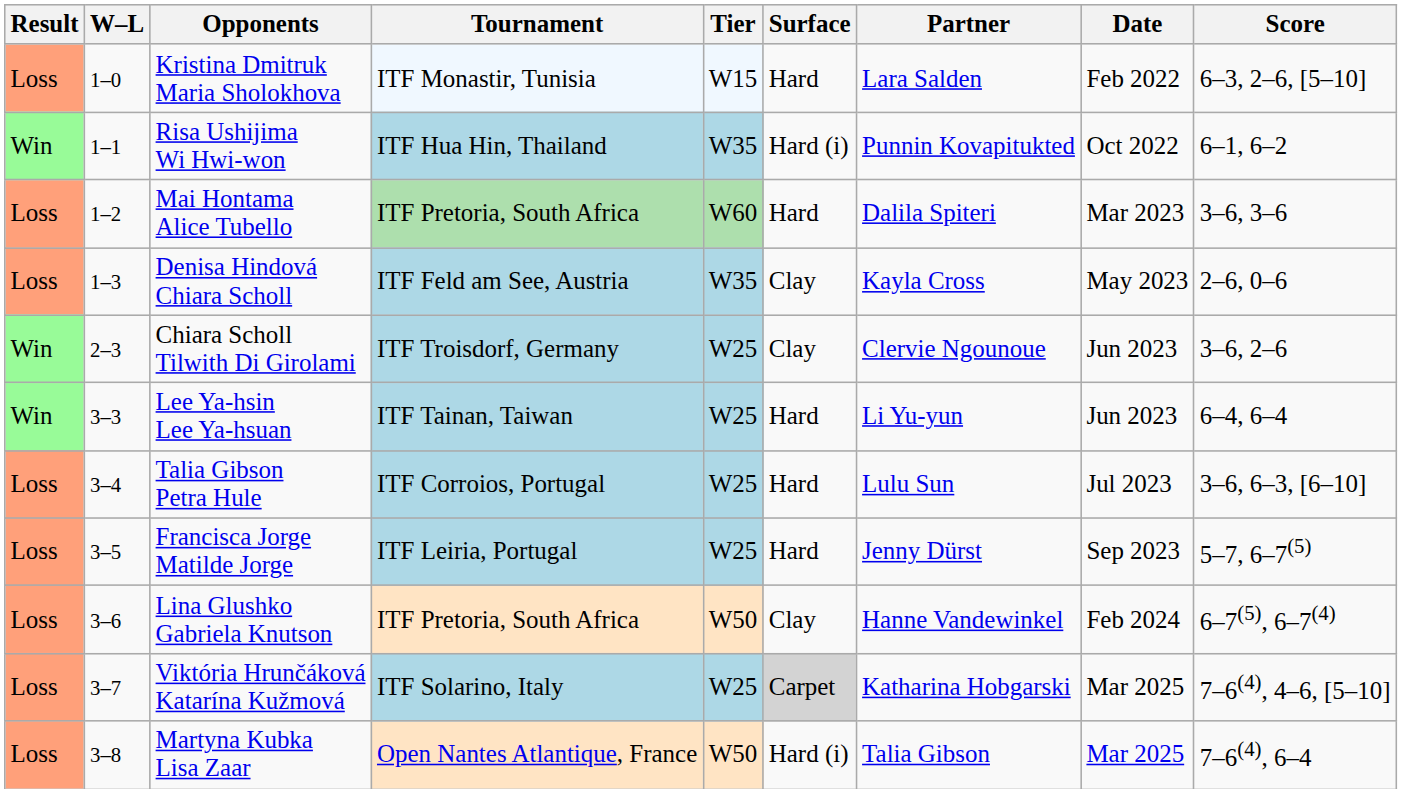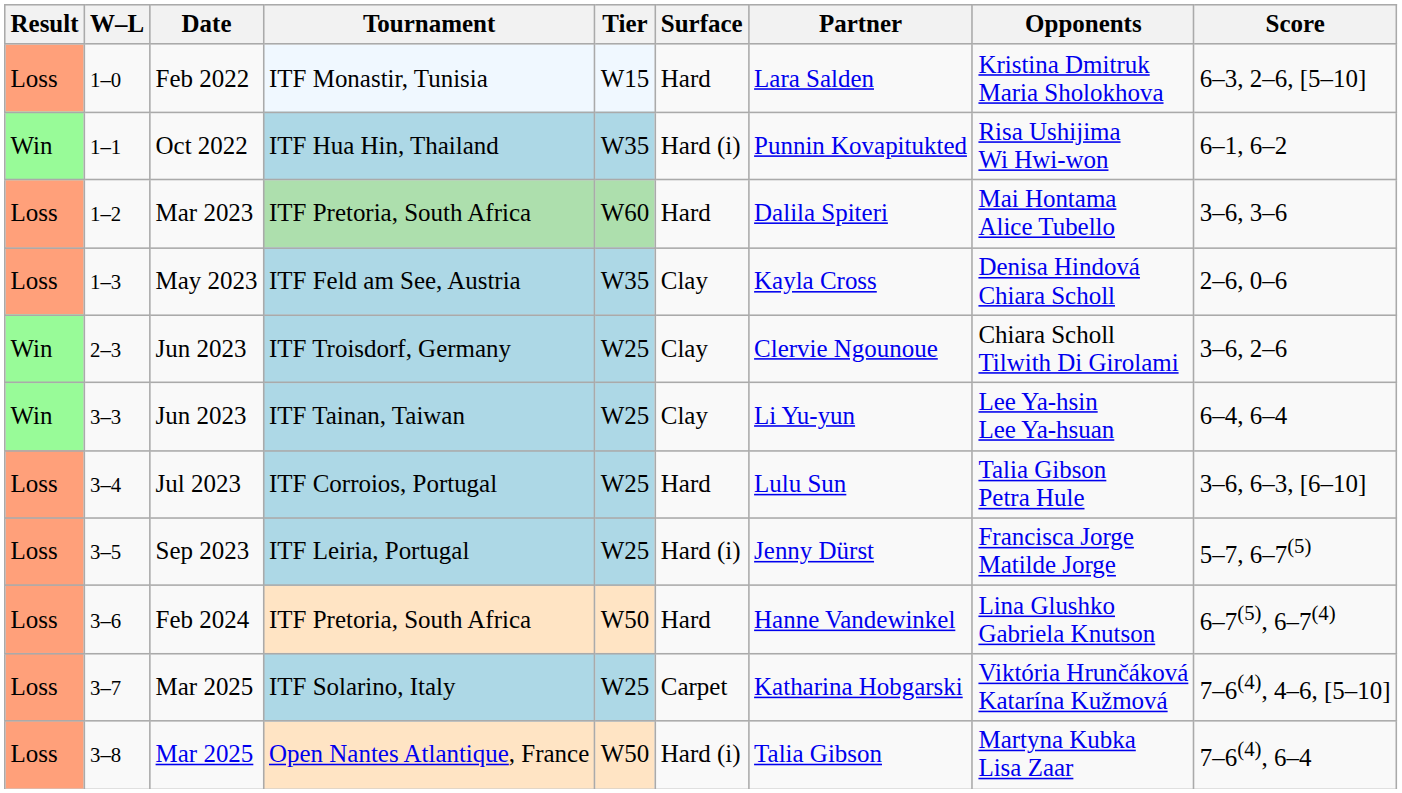columns swapped: (1137, 24) <-> (261, 24)
(794, 416) Hard -> (684, 416) Clay
(794, 551) Hard -> (701, 551) Hard (i)
(792, 619) Clay -> (686, 619) Hard
(802, 686) lightgrey background -> (694, 686) no background
